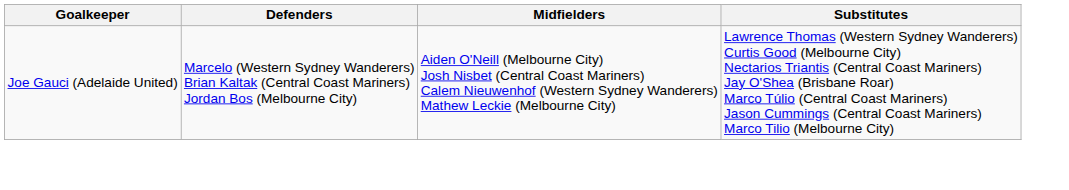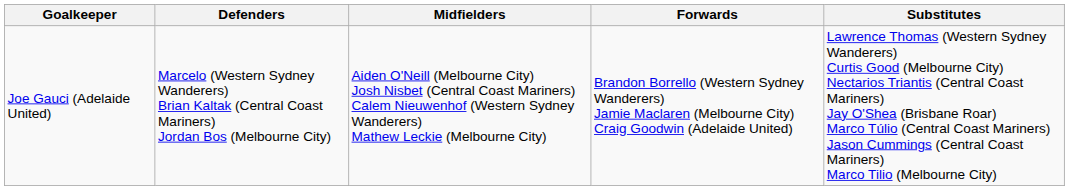+ column: (707, 15)
